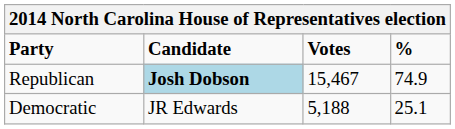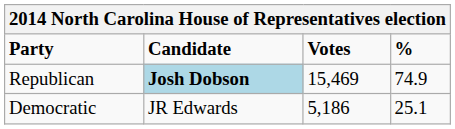(333, 78) 15,467 -> (333, 78) 15,469
(329, 108) 5,188 -> (329, 108) 5,186
